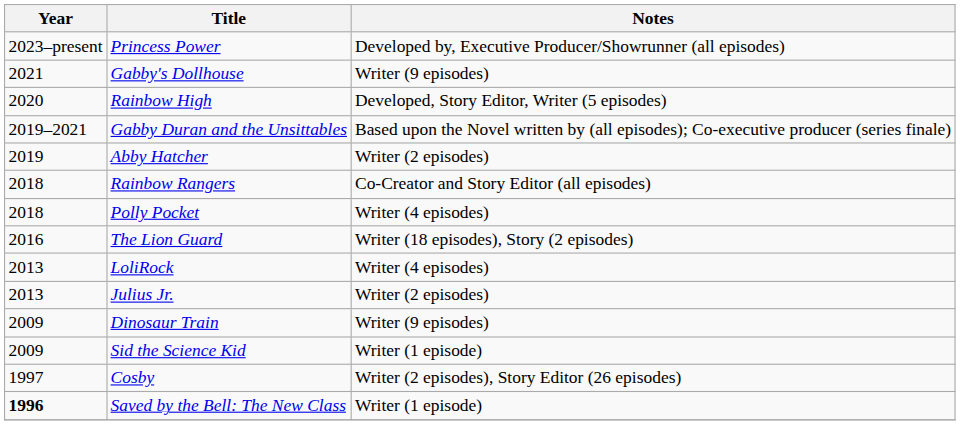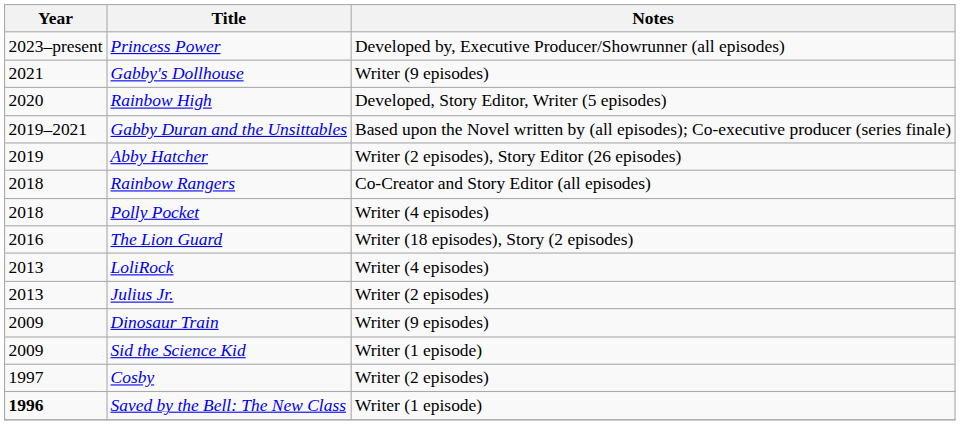(422, 156) Writer (2 episodes) -> (518, 156) Writer (2 episodes), Story Editor (26 episodes)
(518, 377) Writer (2 episodes), Story Editor (26 episodes) -> (422, 377) Writer (2 episodes)
